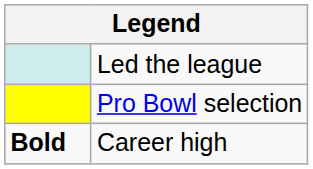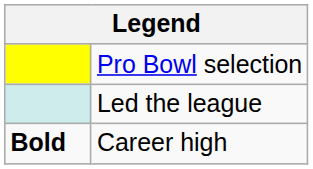rows swapped: (200, 103) <-> (179, 63)
